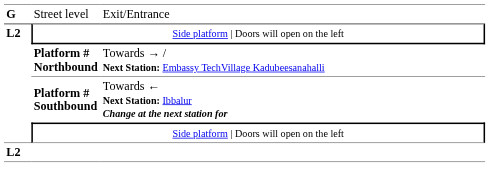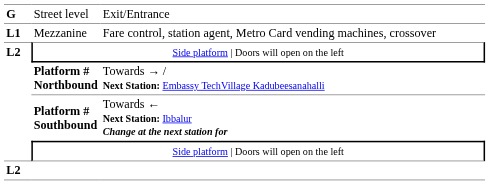+ row: (60, 32)
